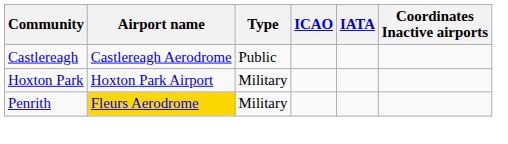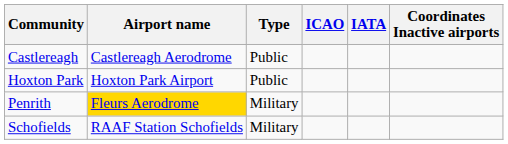(263, 80) Military -> (269, 80) Public
+ row: (39, 127)
